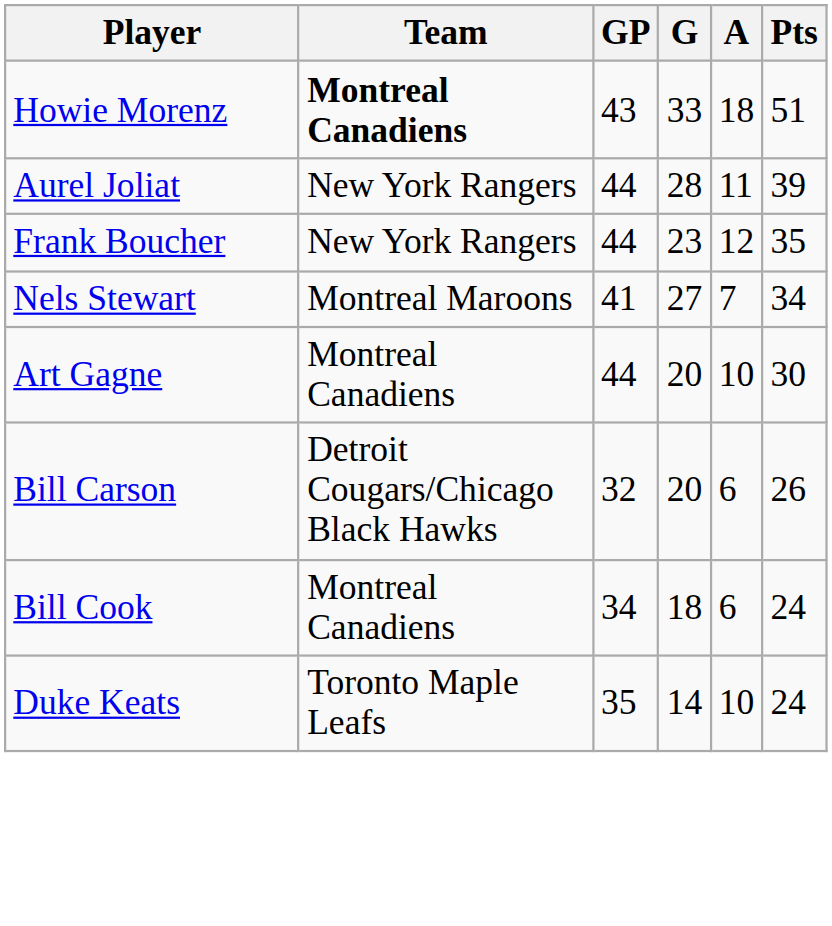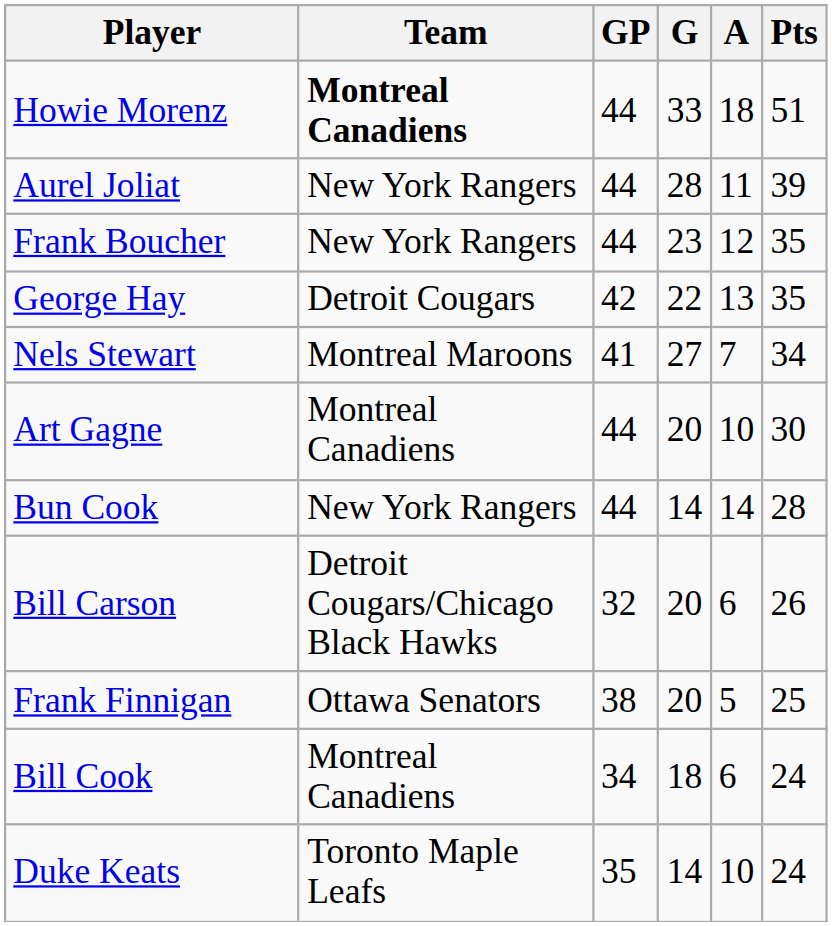(619, 108) 43 -> (619, 108) 44
+ row: (99, 297)
+ row: (86, 506)
+ row: (122, 699)
